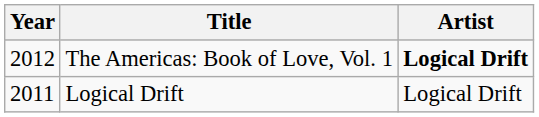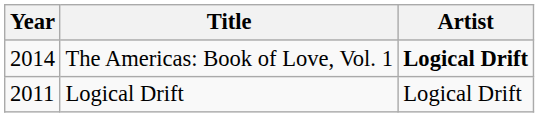(32, 58) 2012 -> (32, 58) 2014
